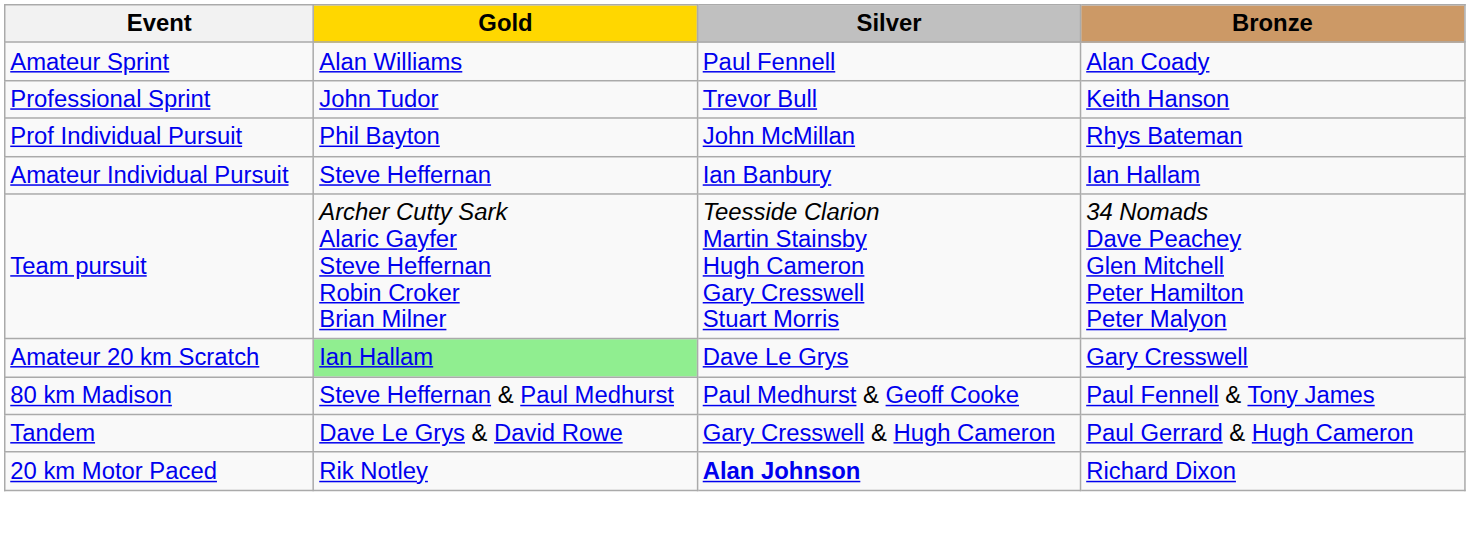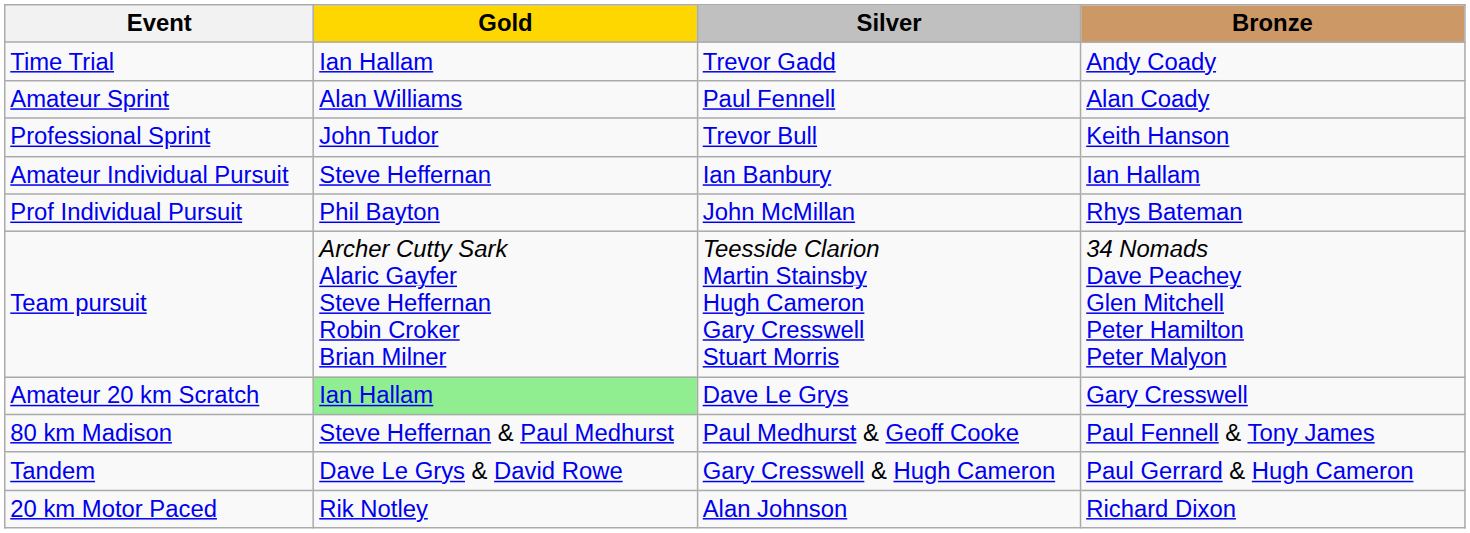+ row: (62, 61)
rows swapped: (126, 136) <-> (149, 174)
(782, 470) bold -> (775, 508) normal
